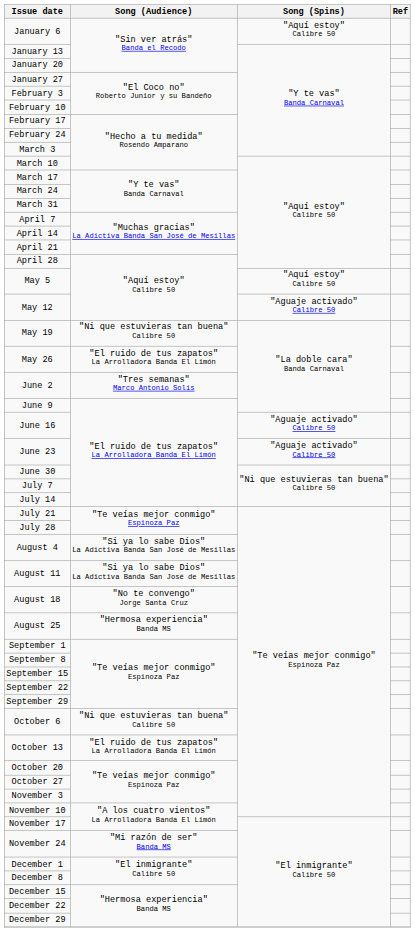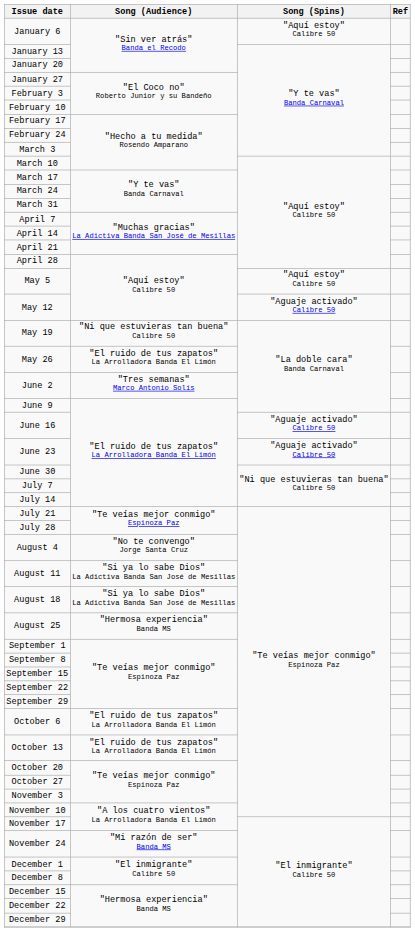(154, 546) "Si ya lo sabe Dios" La Adictiva Banda San José de Mesillas -> (154, 546) "No te convengo" Jorge Santa Cruz
(154, 598) "No te convengo" Jorge Santa Cruz -> (154, 598) "Si ya lo sabe Dios" La Adictiva Banda San José de Mesillas
(154, 720) "Ni que estuvieras tan buena" Calibre 50 -> (154, 720) "El ruido de tus zapatos" La Arrolladora Banda El Limón
